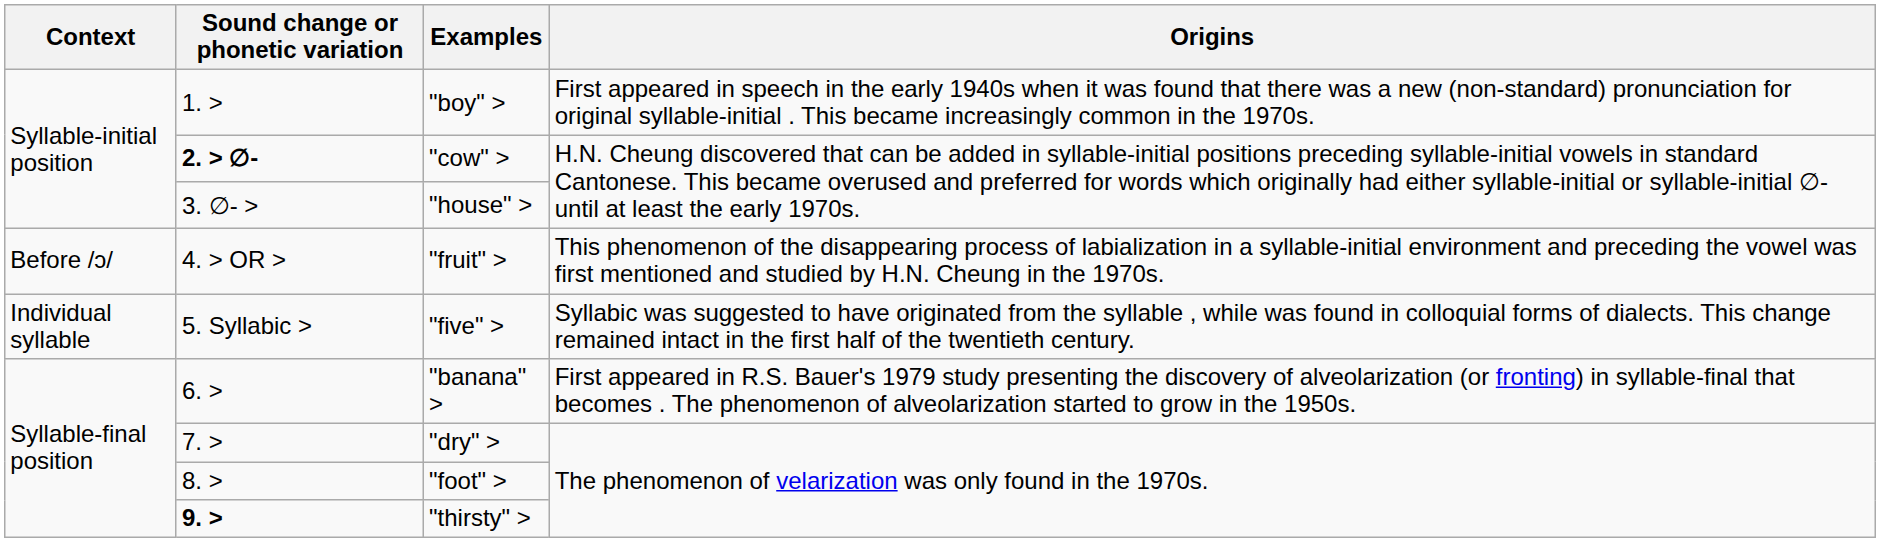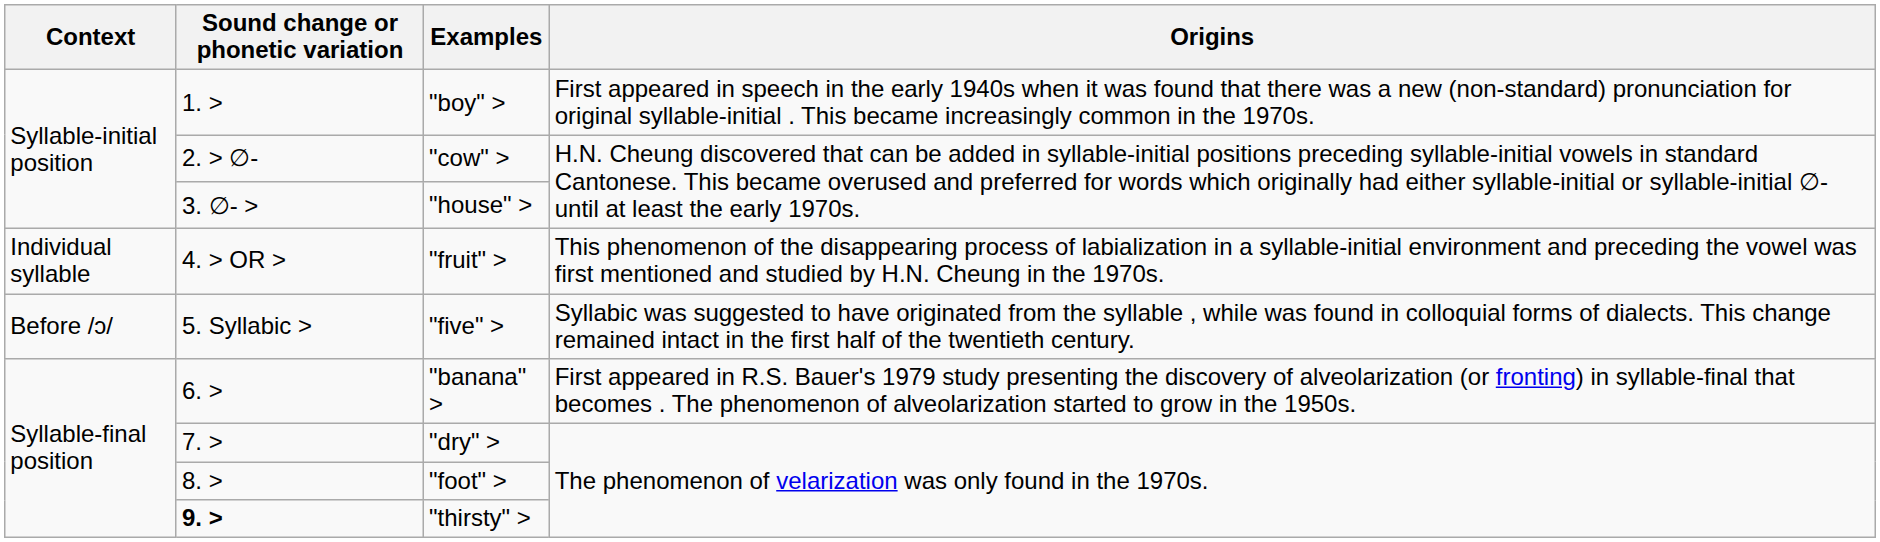(220, 158) bold -> (220, 158) normal
(62, 260) Before /ɔ/ -> (61, 260) Individual syllable
(61, 325) Individual syllable -> (62, 325) Before /ɔ/
